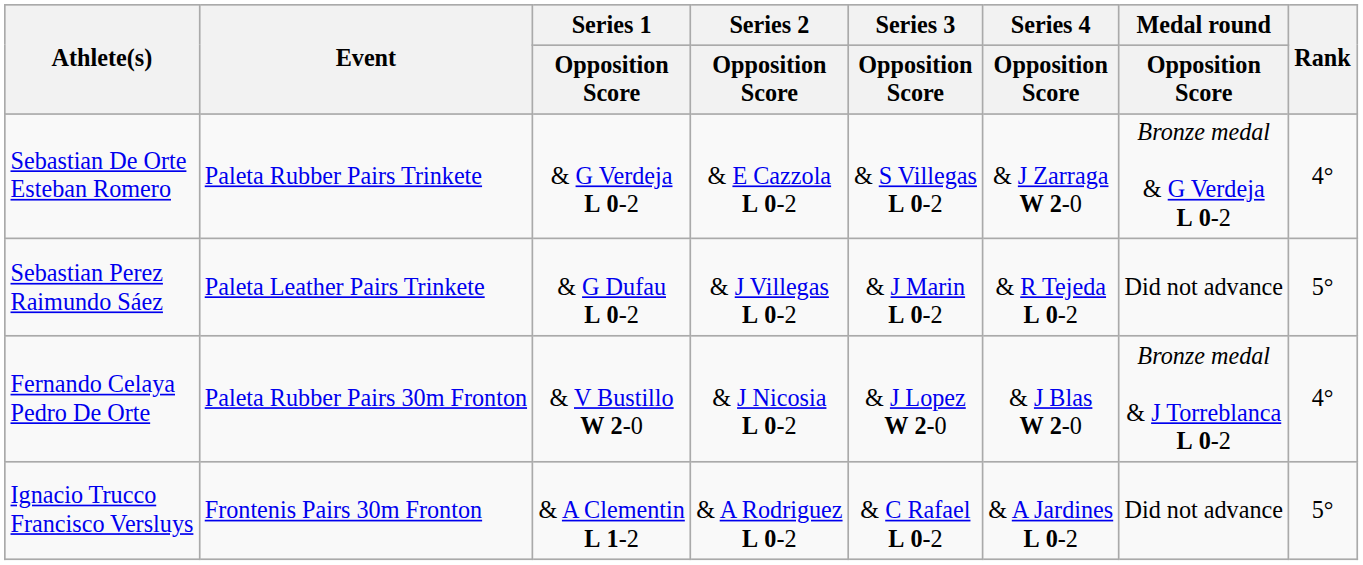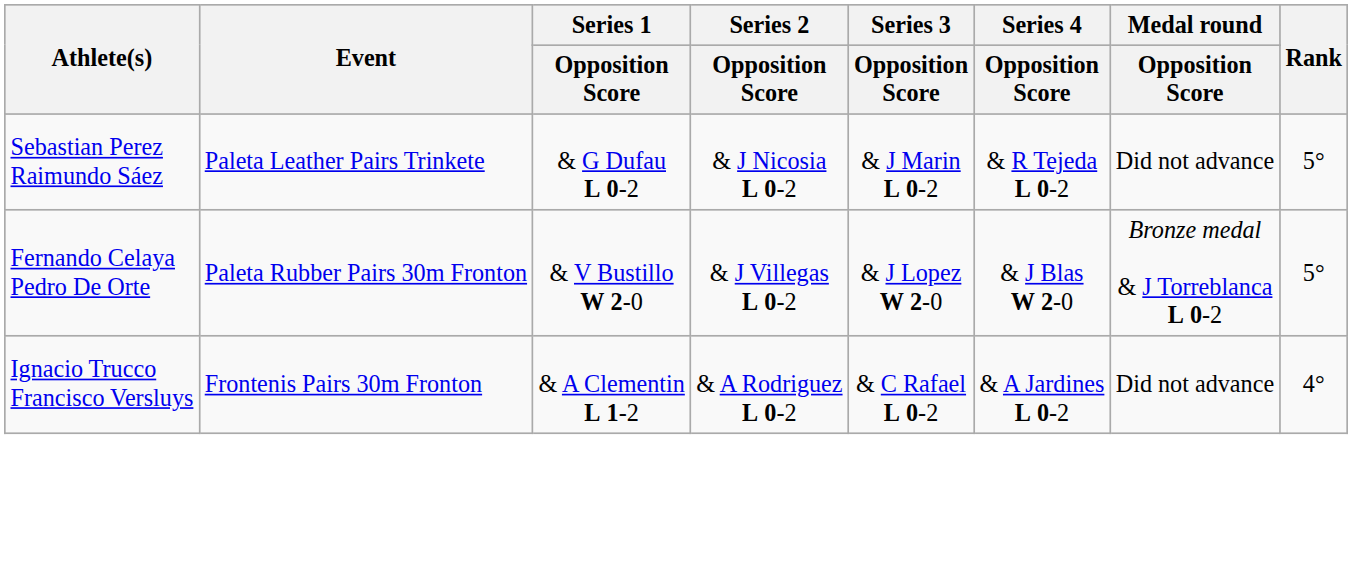- row: (98, 176)
(769, 301) & J Villegas L 0-2 -> (769, 176) & J Nicosia L 0-2
(769, 412) & J Nicosia L 0-2 -> (769, 287) & J Villegas L 0-2
(1323, 398) 4° -> (1314, 273) 5°
(1323, 509) 5° -> (1314, 384) 4°
